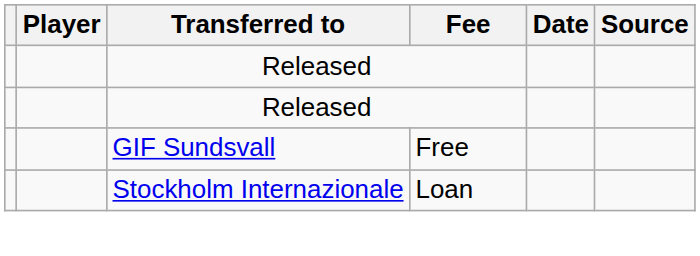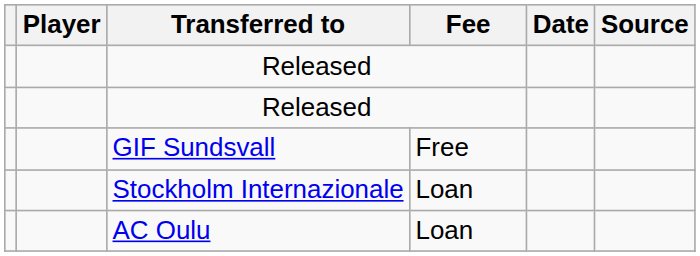+ row: (161, 230)
